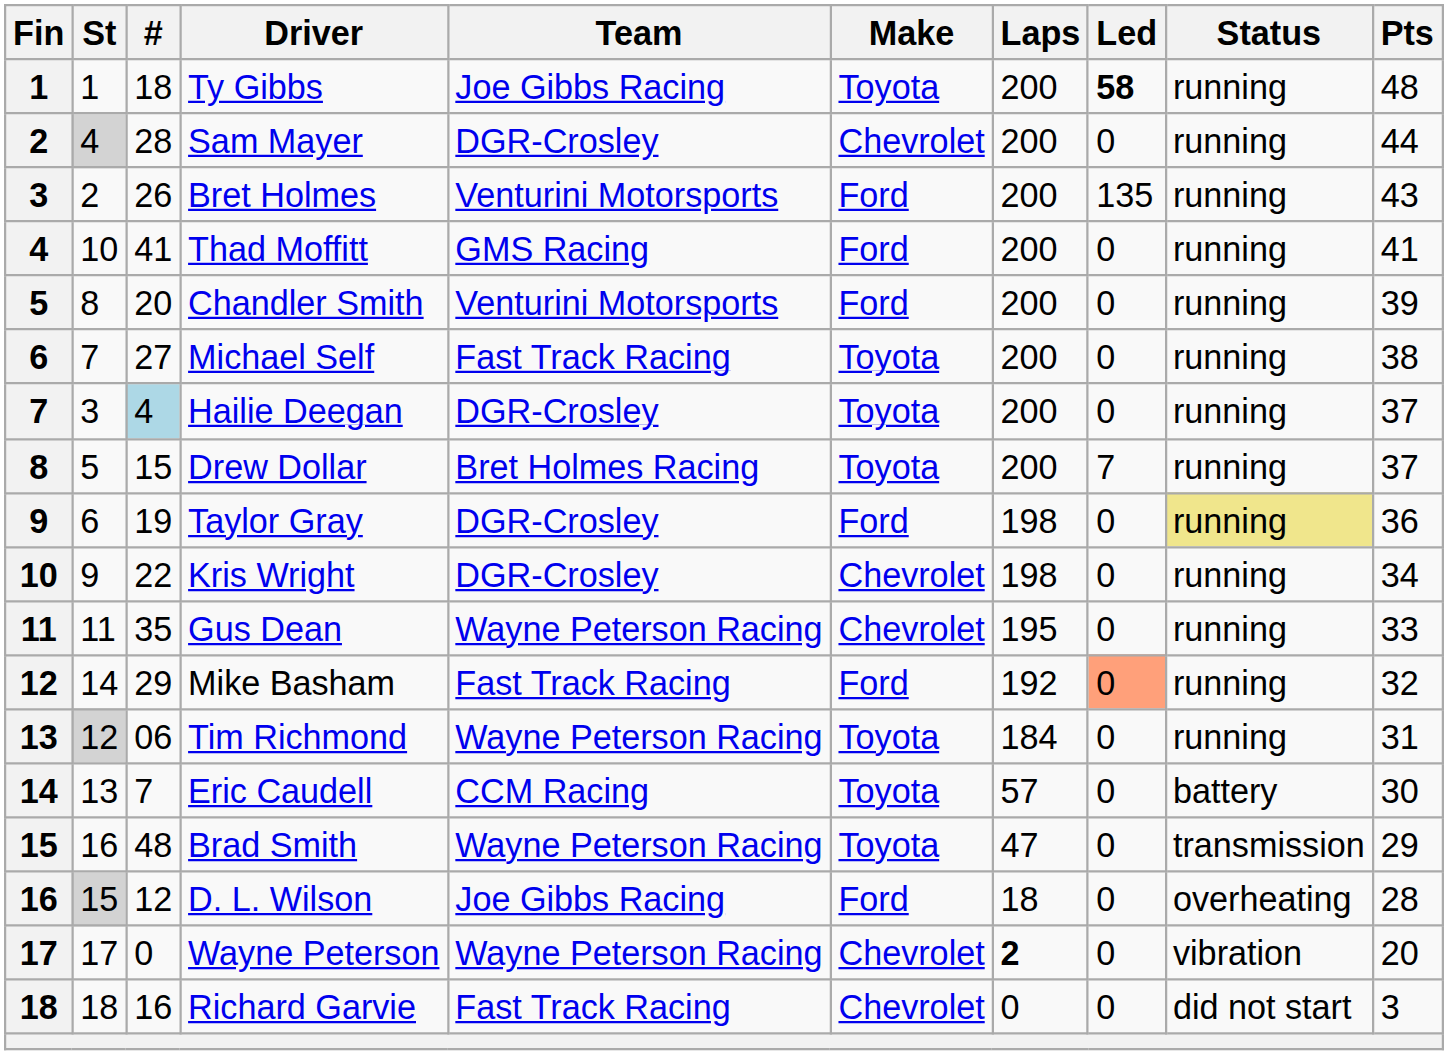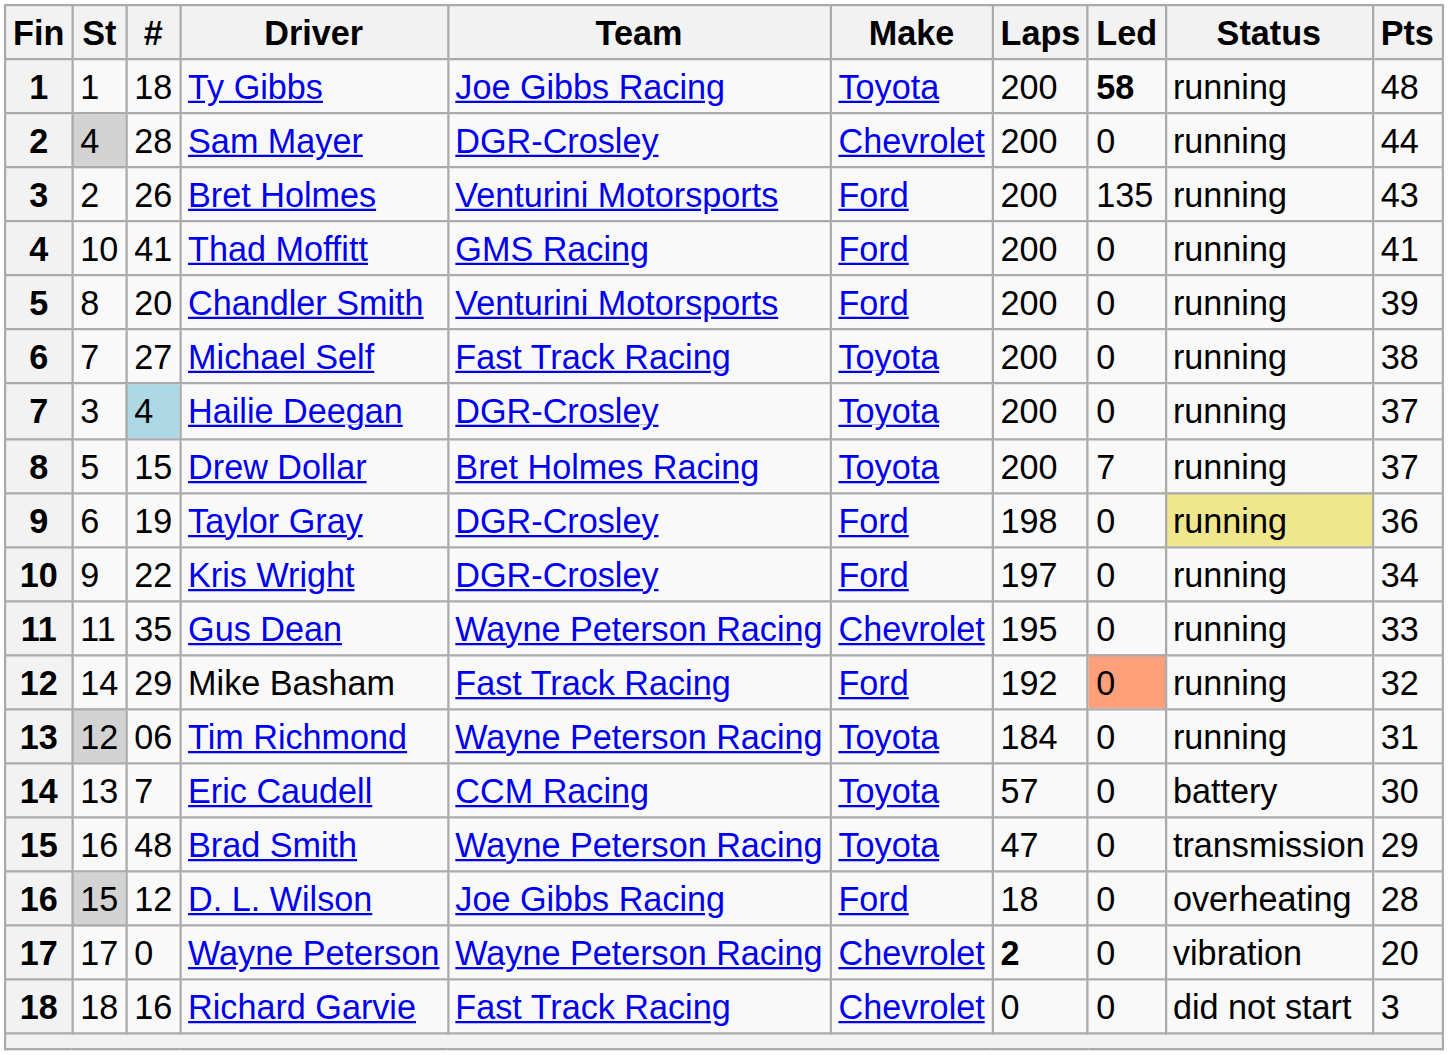(912, 574) Chevrolet -> (874, 574) Ford
(1029, 574) 198 -> (1029, 574) 197
